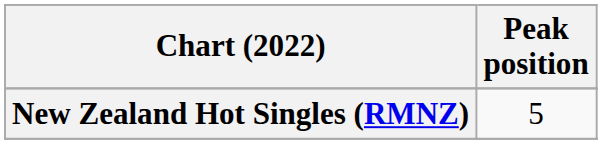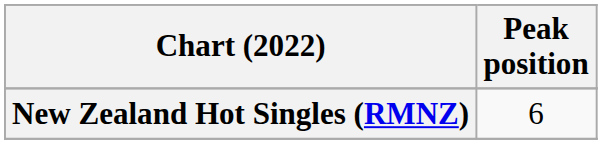(536, 113) 5 -> (536, 113) 6
